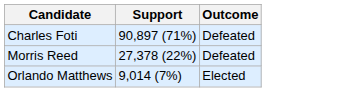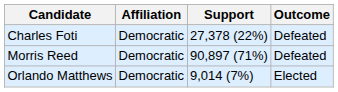+ column: (151, 14)
(157, 35) 90,897 (71%) -> (229, 35) 27,378 (22%)
(157, 55) 27,378 (22%) -> (229, 55) 90,897 (71%)
